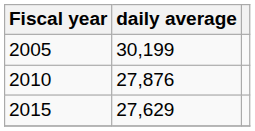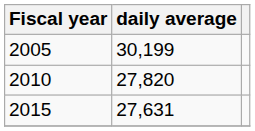(145, 79) 27,876 -> (145, 79) 27,820
(145, 110) 27,629 -> (145, 110) 27,631
